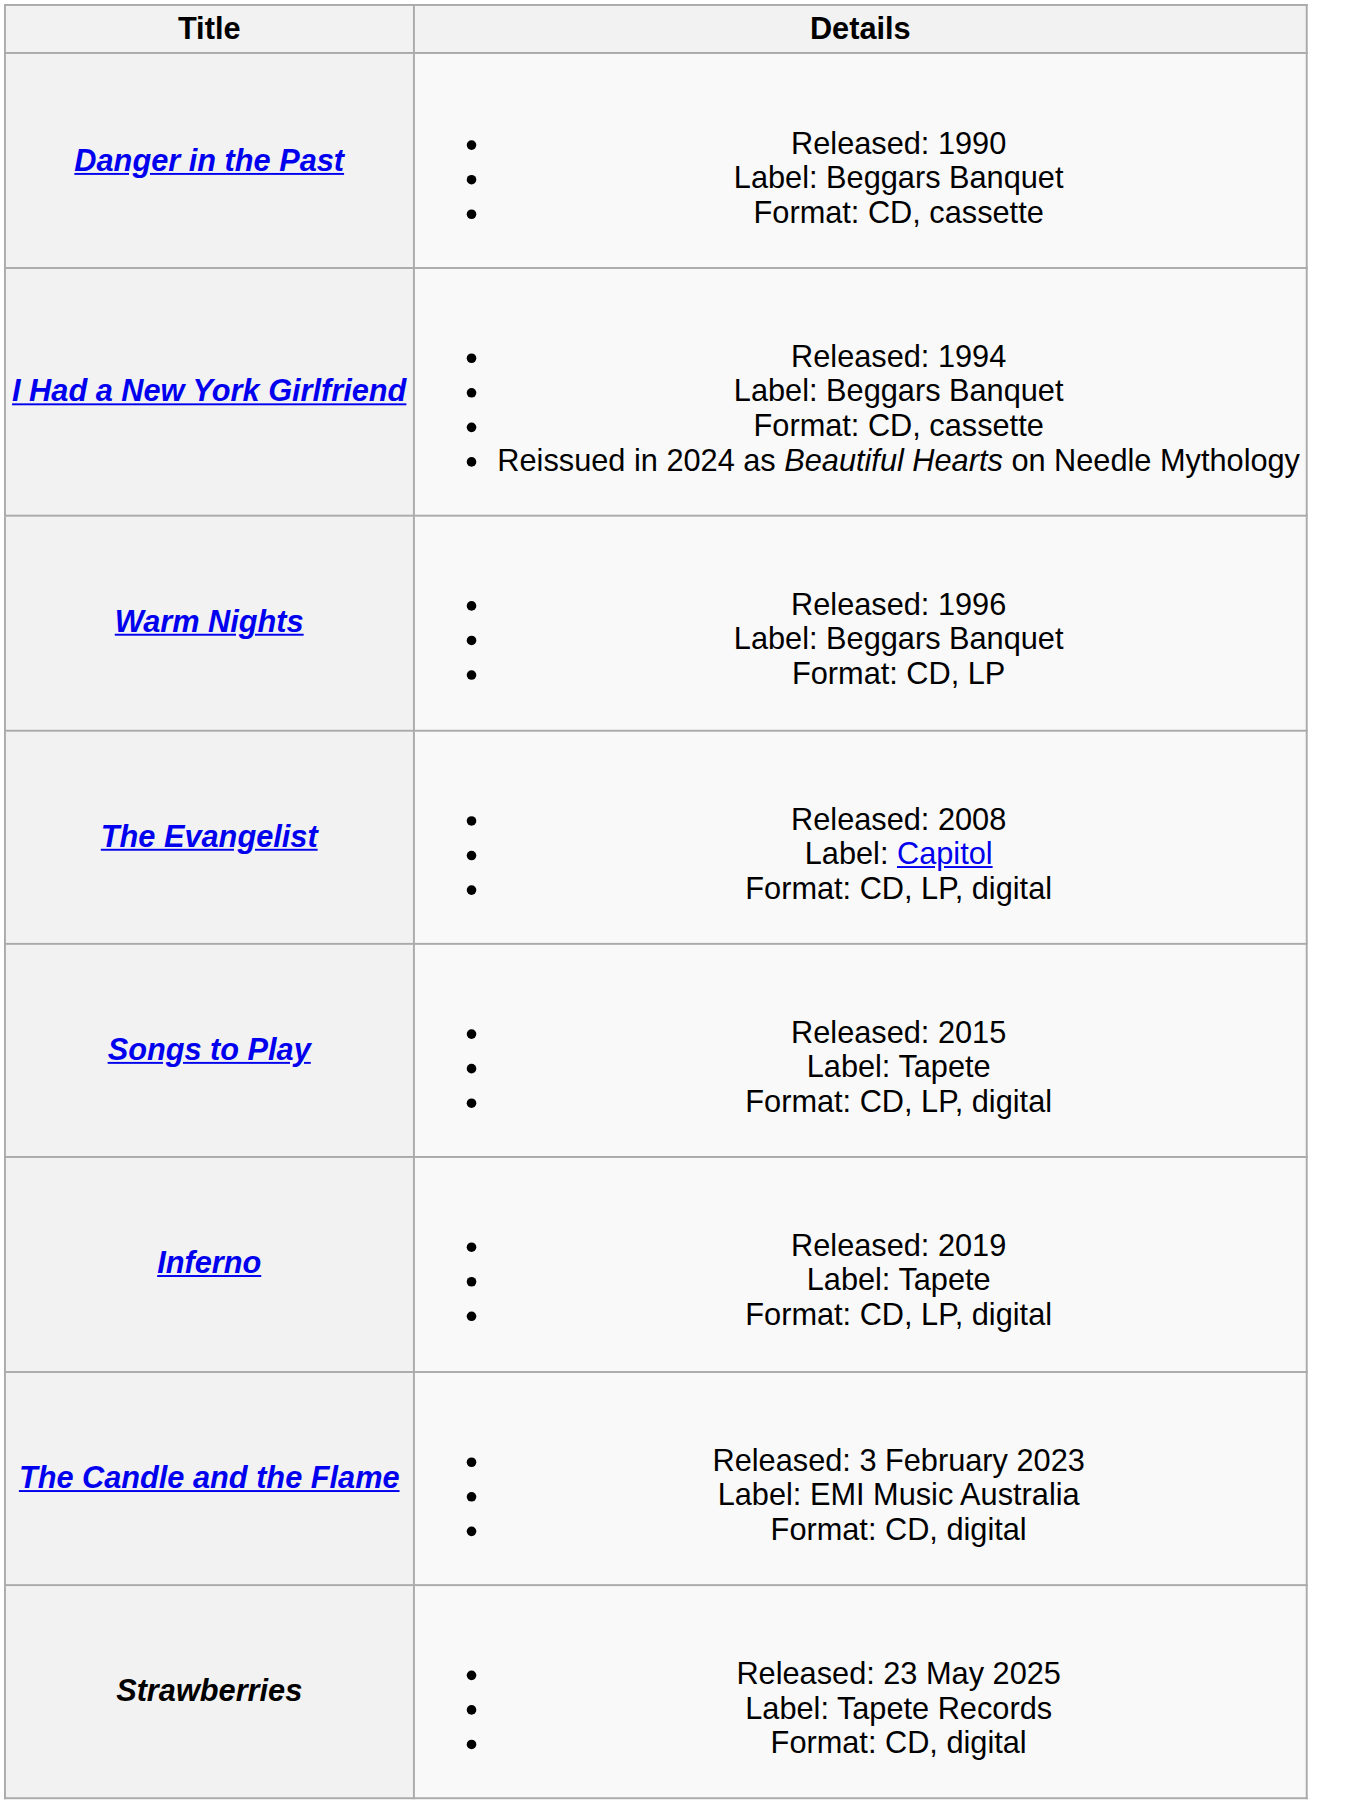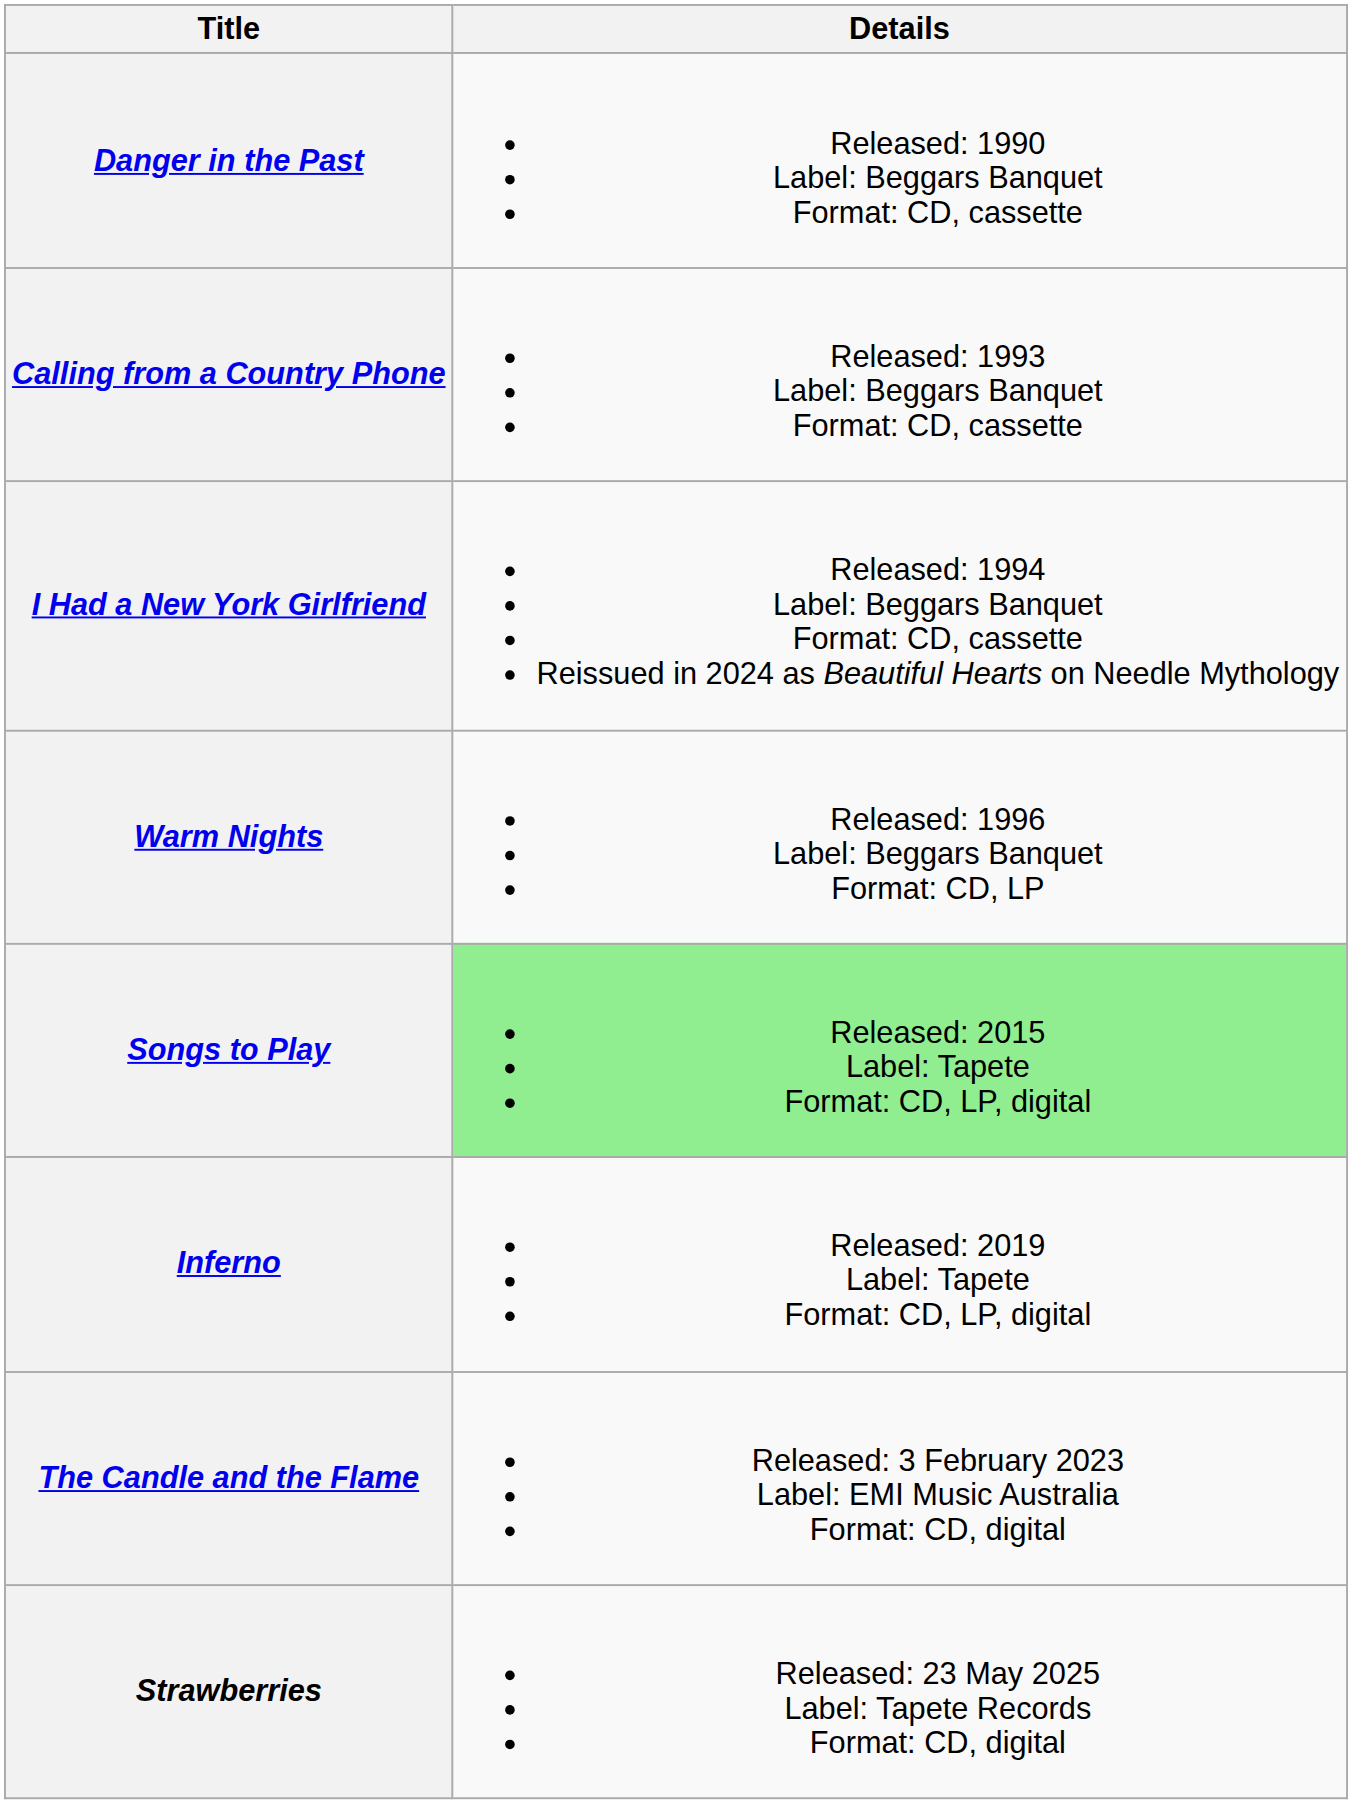+ row: (229, 373)
- row: (209, 836)
(860, 1068) no background -> (899, 1068) lightgreen background
